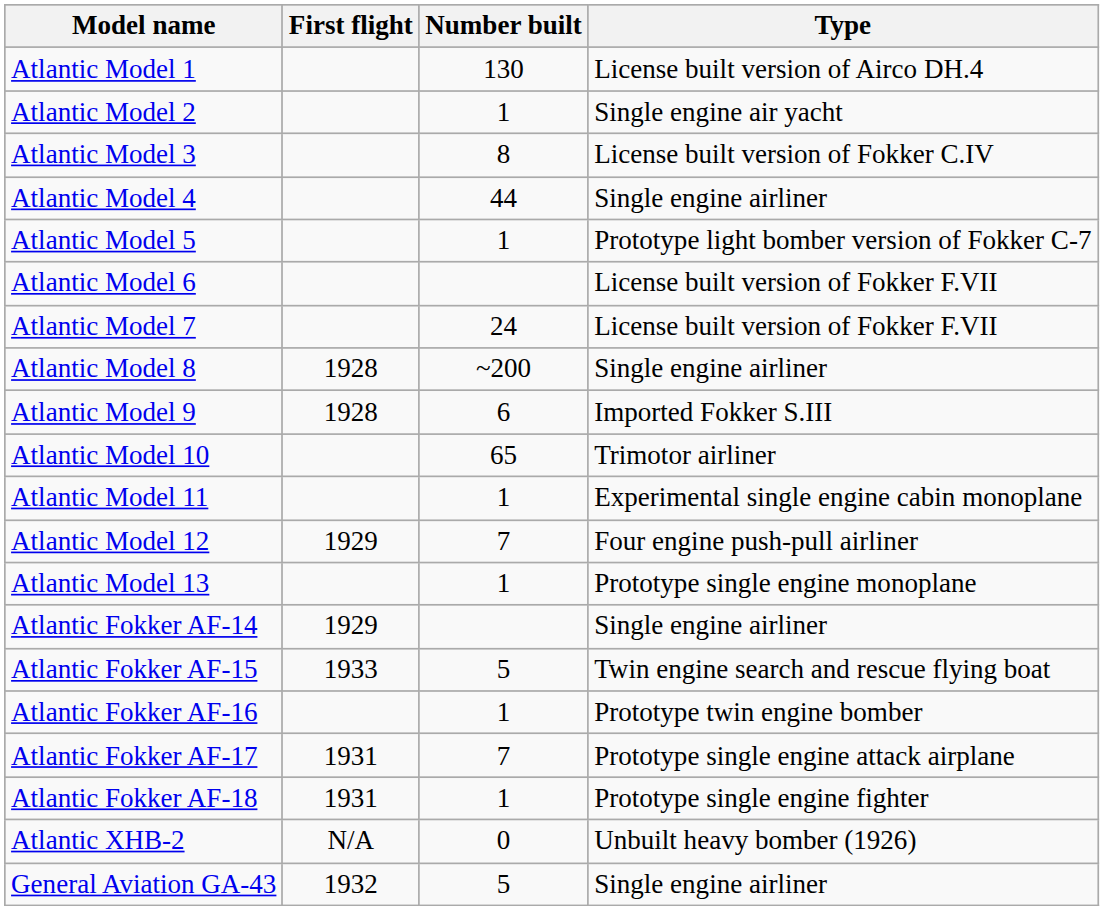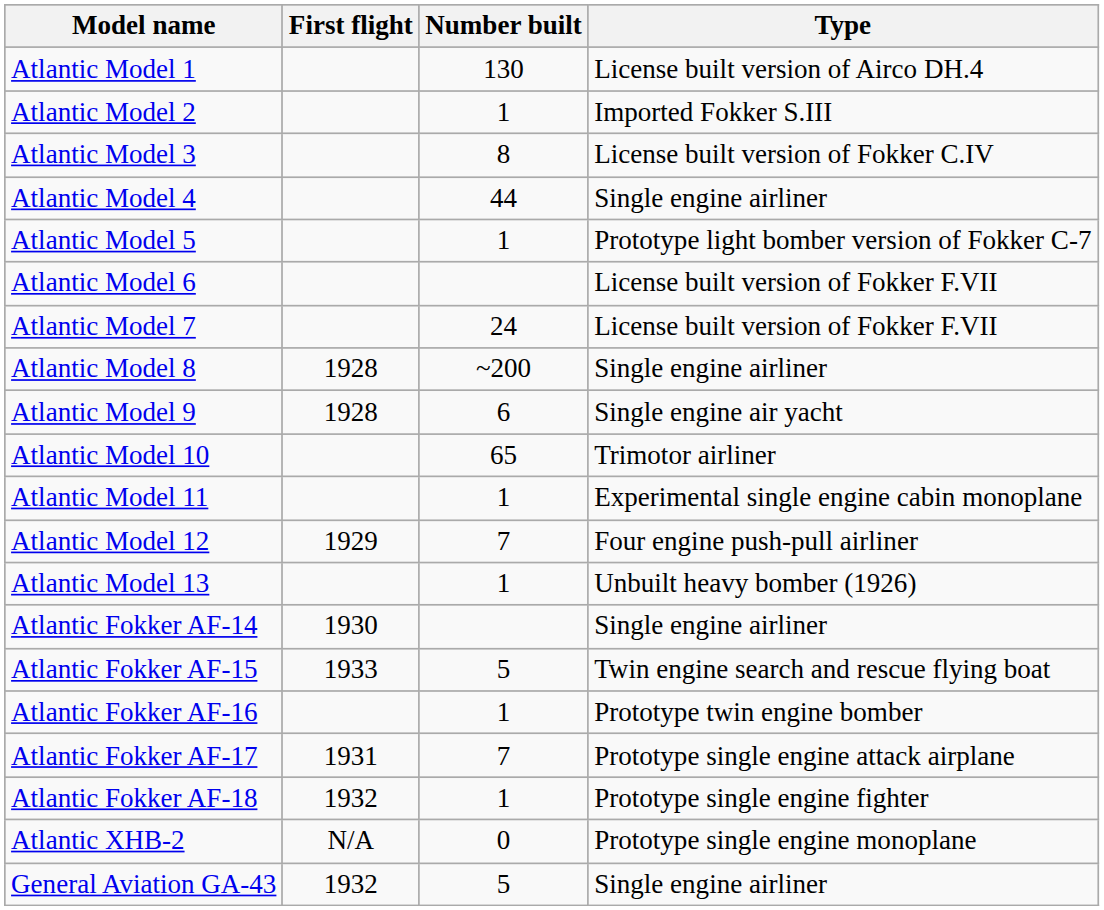(719, 111) Single engine air yacht -> (713, 111) Imported Fokker S.III
(713, 411) Imported Fokker S.III -> (719, 411) Single engine air yacht
(785, 583) Prototype single engine monoplane -> (755, 583) Unbuilt heavy bomber (1926)
(351, 626) 1929 -> (351, 626) 1930
(351, 797) 1931 -> (351, 797) 1932
(755, 840) Unbuilt heavy bomber (1926) -> (785, 840) Prototype single engine monoplane
